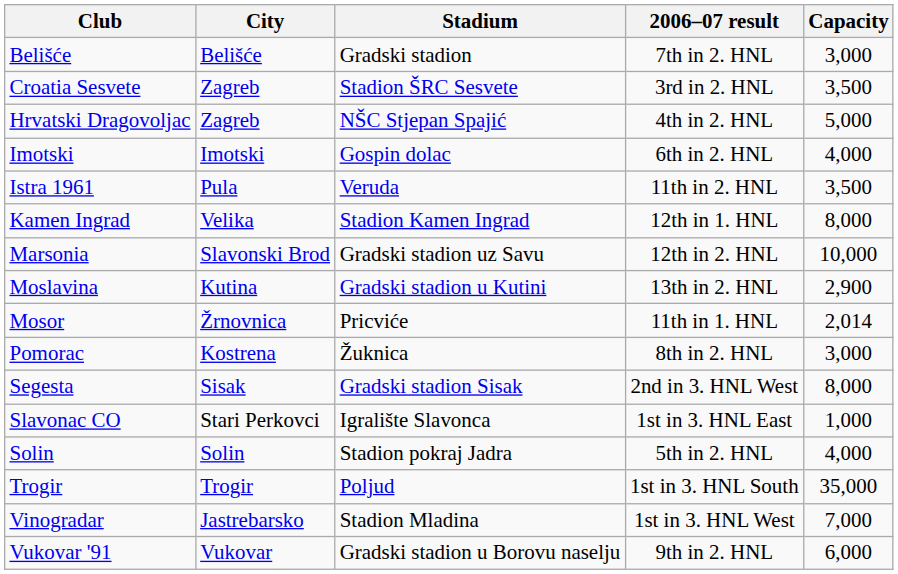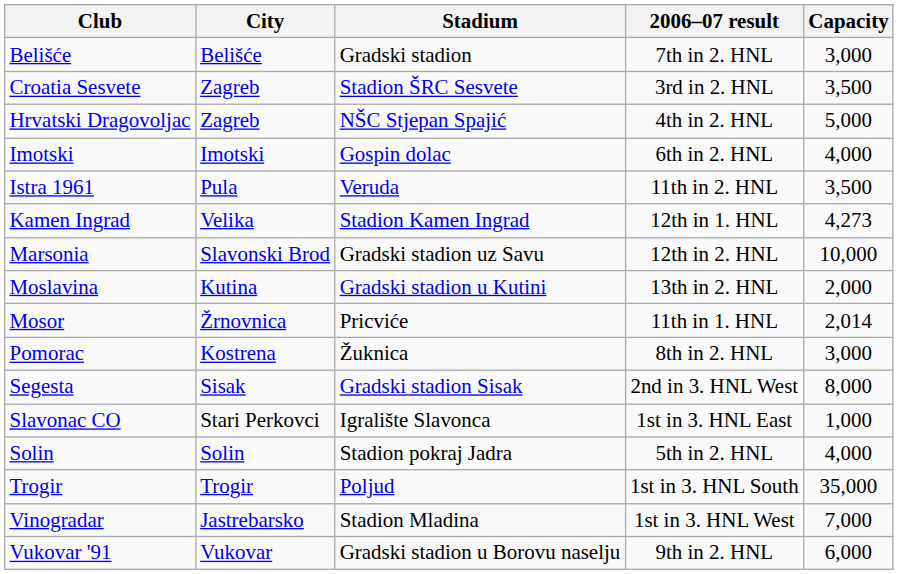(848, 220) 8,000 -> (848, 220) 4,273
(848, 287) 2,900 -> (848, 287) 2,000
